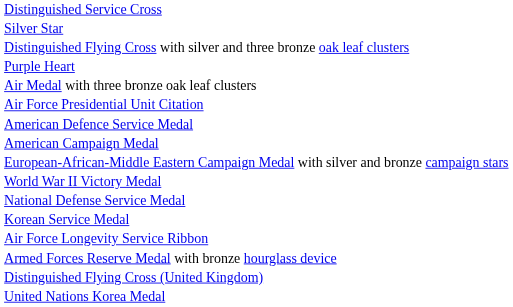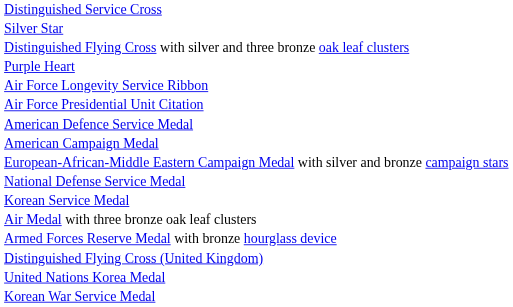rows swapped: (130, 86) <-> (106, 239)
- row: (83, 181)
+ row: (80, 296)
